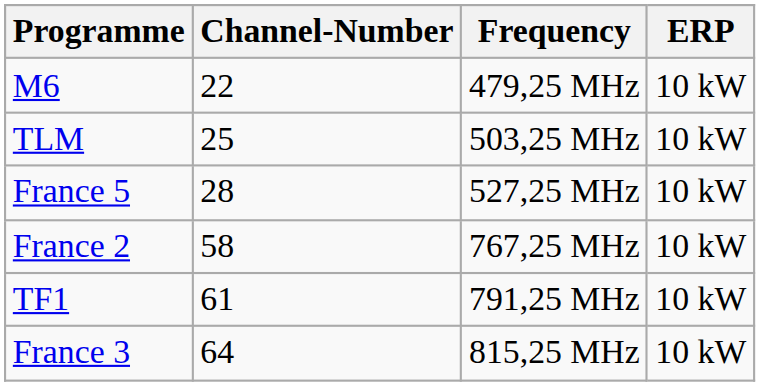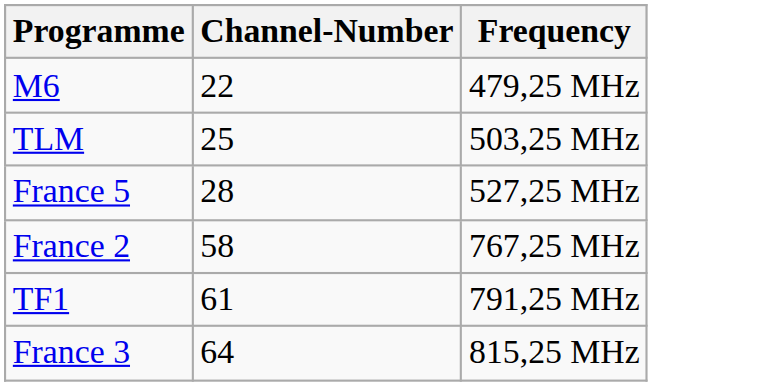- column: (701, 31)
